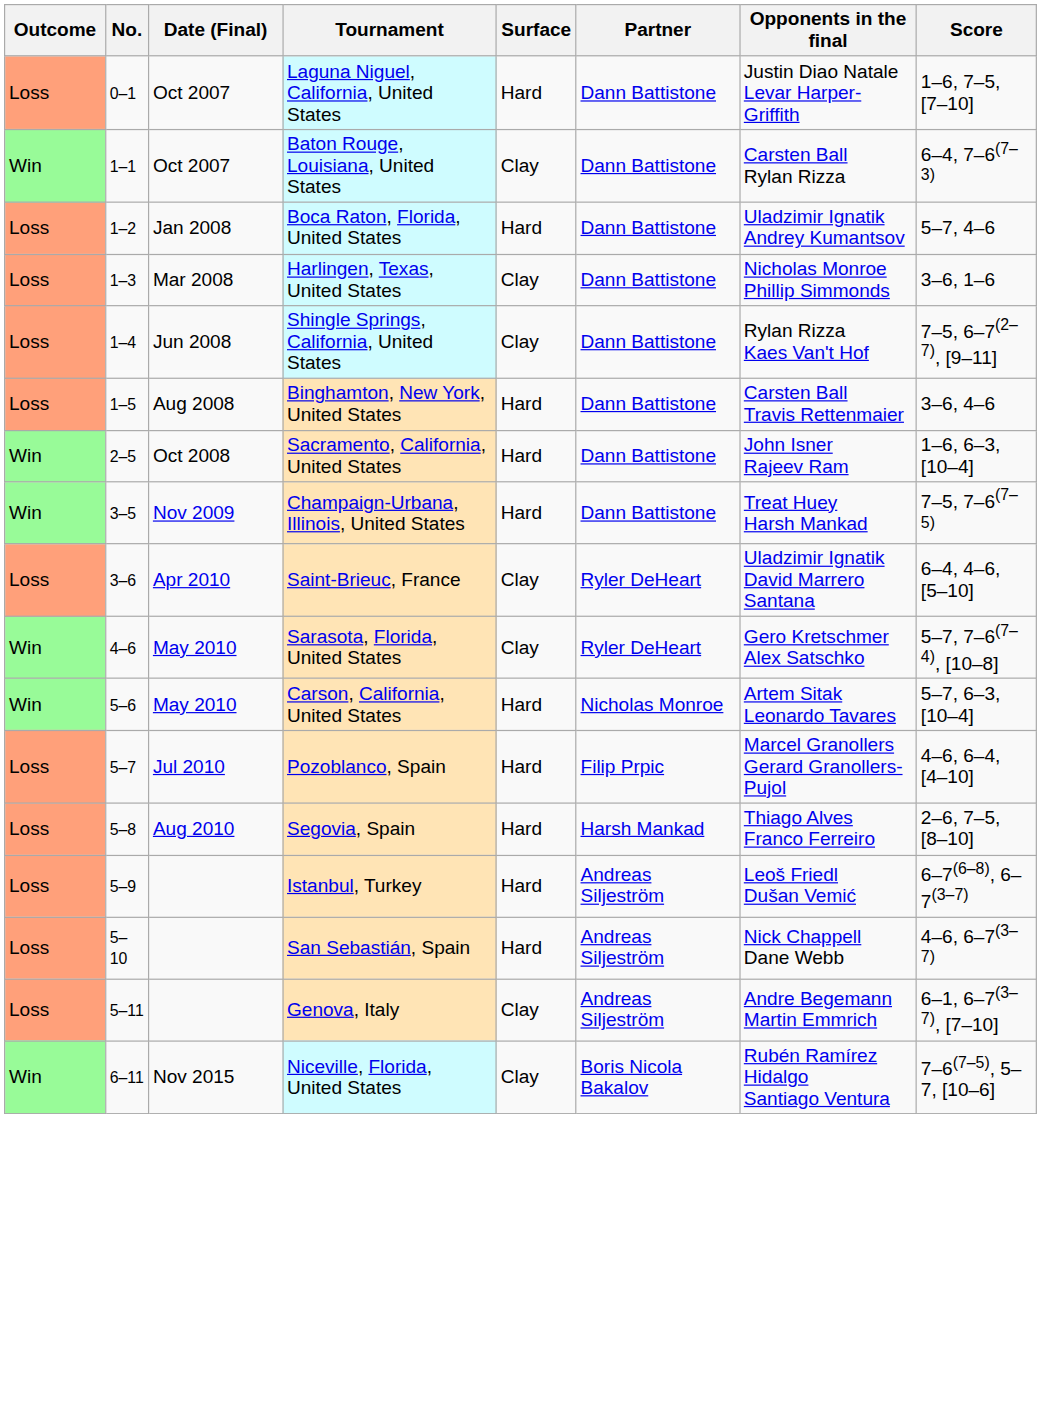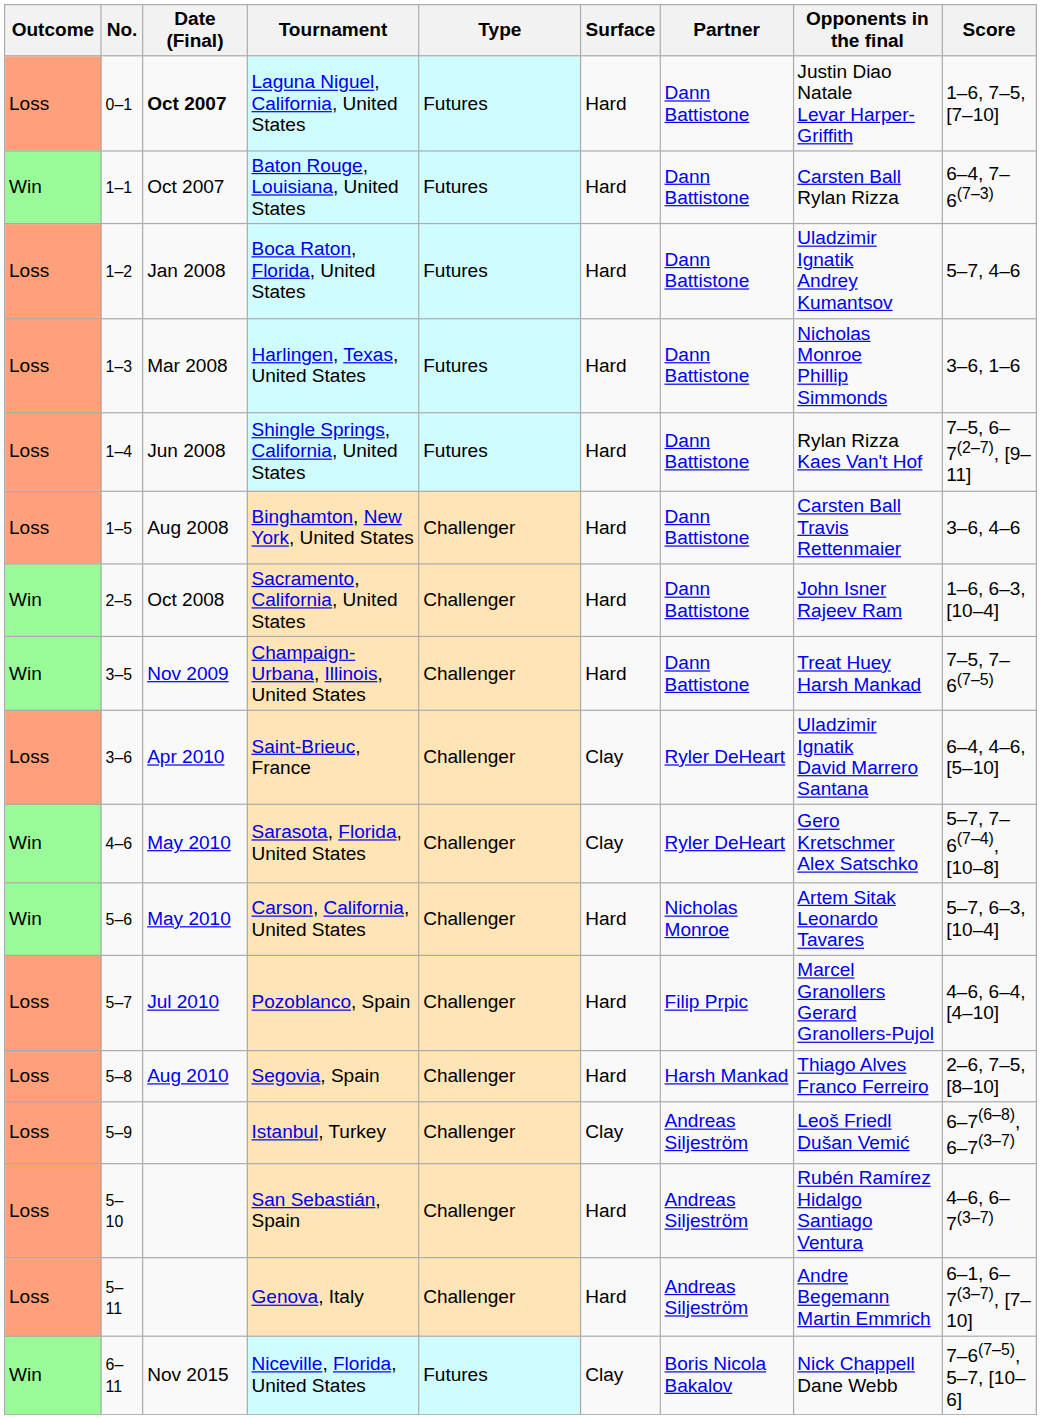+ column: (500, 30)
(192, 92) normal -> (187, 103) bold
(520, 165) Clay -> (606, 187) Hard
(520, 279) Clay -> (606, 365) Hard
(520, 341) Clay -> (606, 451) Hard
(521, 885) Hard -> (604, 1132) Clay
(803, 947) Nick Chappell Dane Webb -> (864, 1210) Rubén Ramírez Hidalgo Santiago Ventura
(520, 1009) Clay -> (606, 1297) Hard
(817, 1077) Rubén Ramírez Hidalgo Santiago Ventura -> (856, 1375) Nick Chappell Dane Webb
